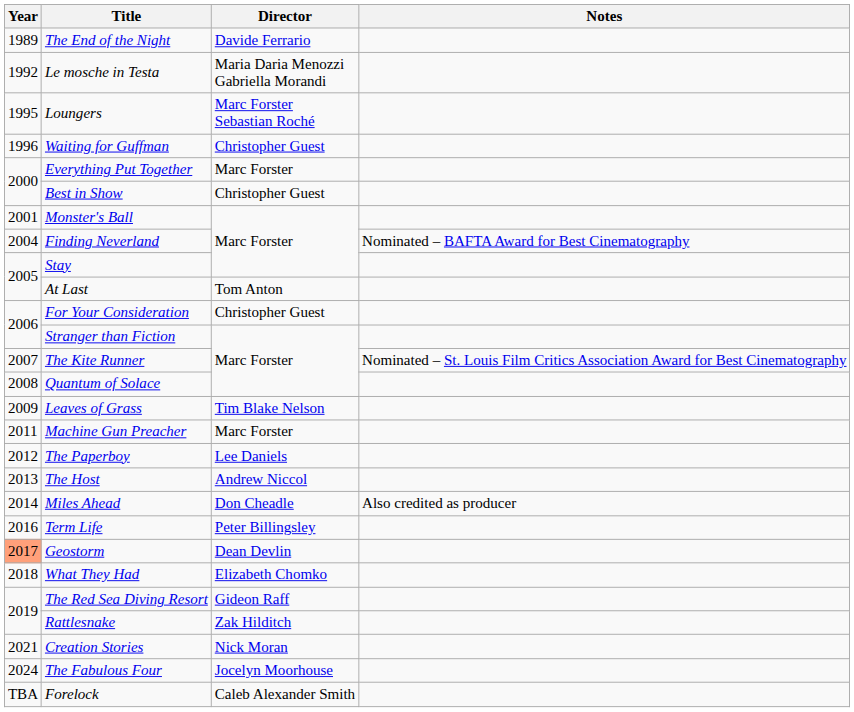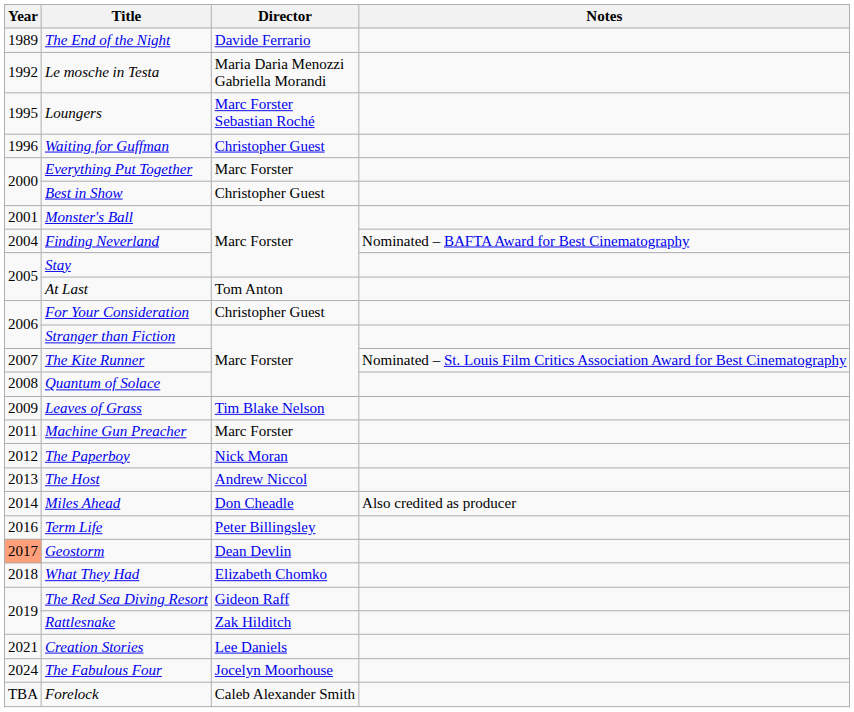(251, 455) Lee Daniels -> (251, 455) Nick Moran
(251, 646) Nick Moran -> (251, 646) Lee Daniels
